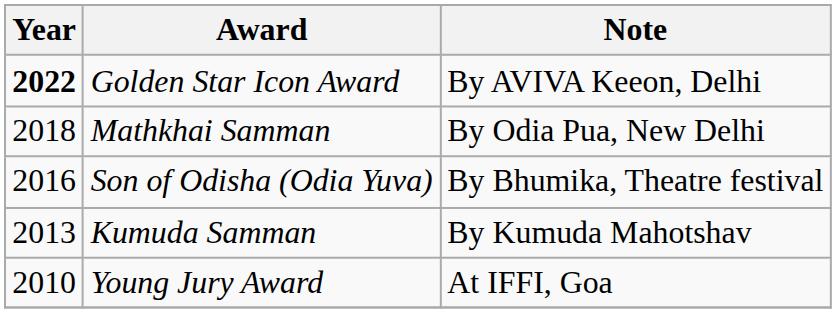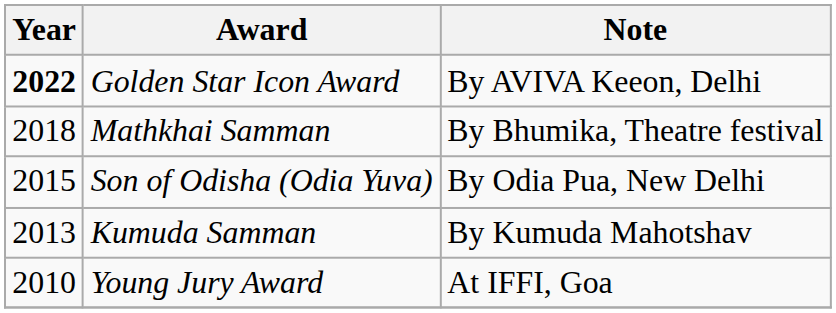(606, 130) By Odia Pua, New Delhi -> (635, 130) By Bhumika, Theatre festival
(44, 181) 2016 -> (44, 181) 2015
(635, 181) By Bhumika, Theatre festival -> (606, 181) By Odia Pua, New Delhi
